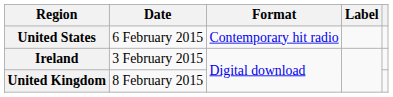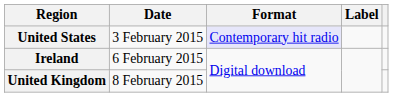(158, 37) 6 February 2015 -> (158, 37) 3 February 2015
(274, 37) no background -> (274, 37) lavender background
(158, 59) 3 February 2015 -> (158, 59) 6 February 2015
